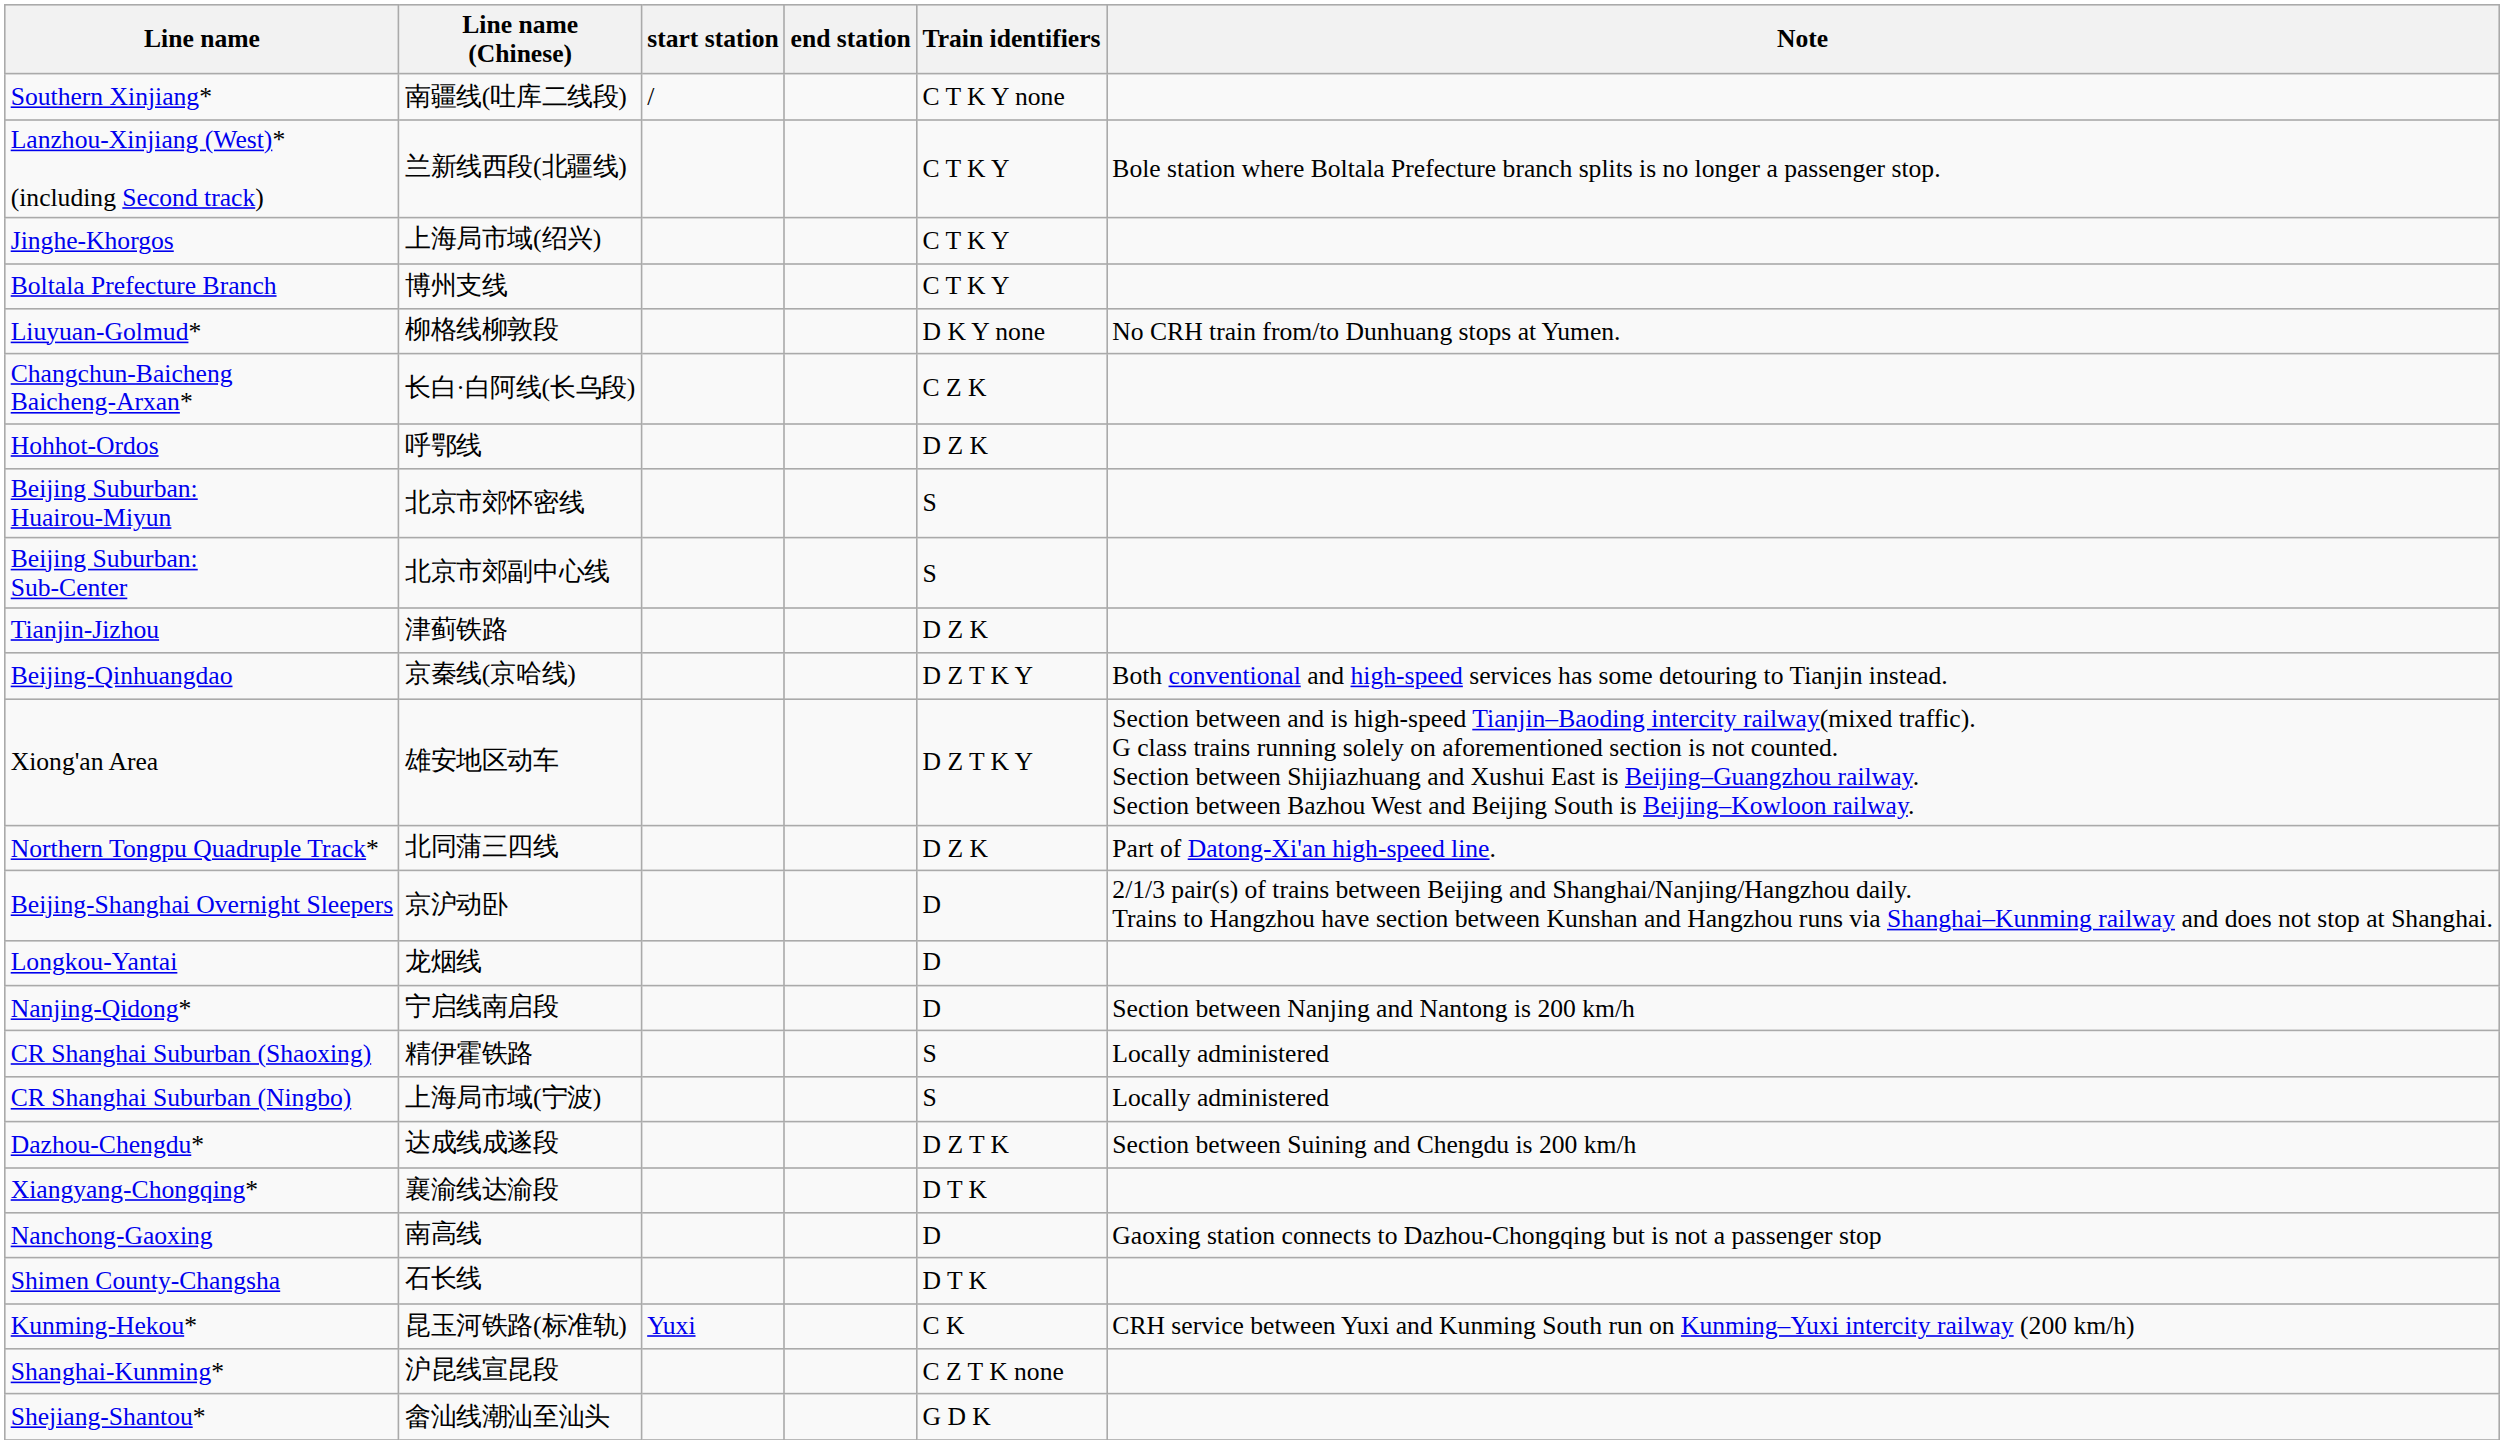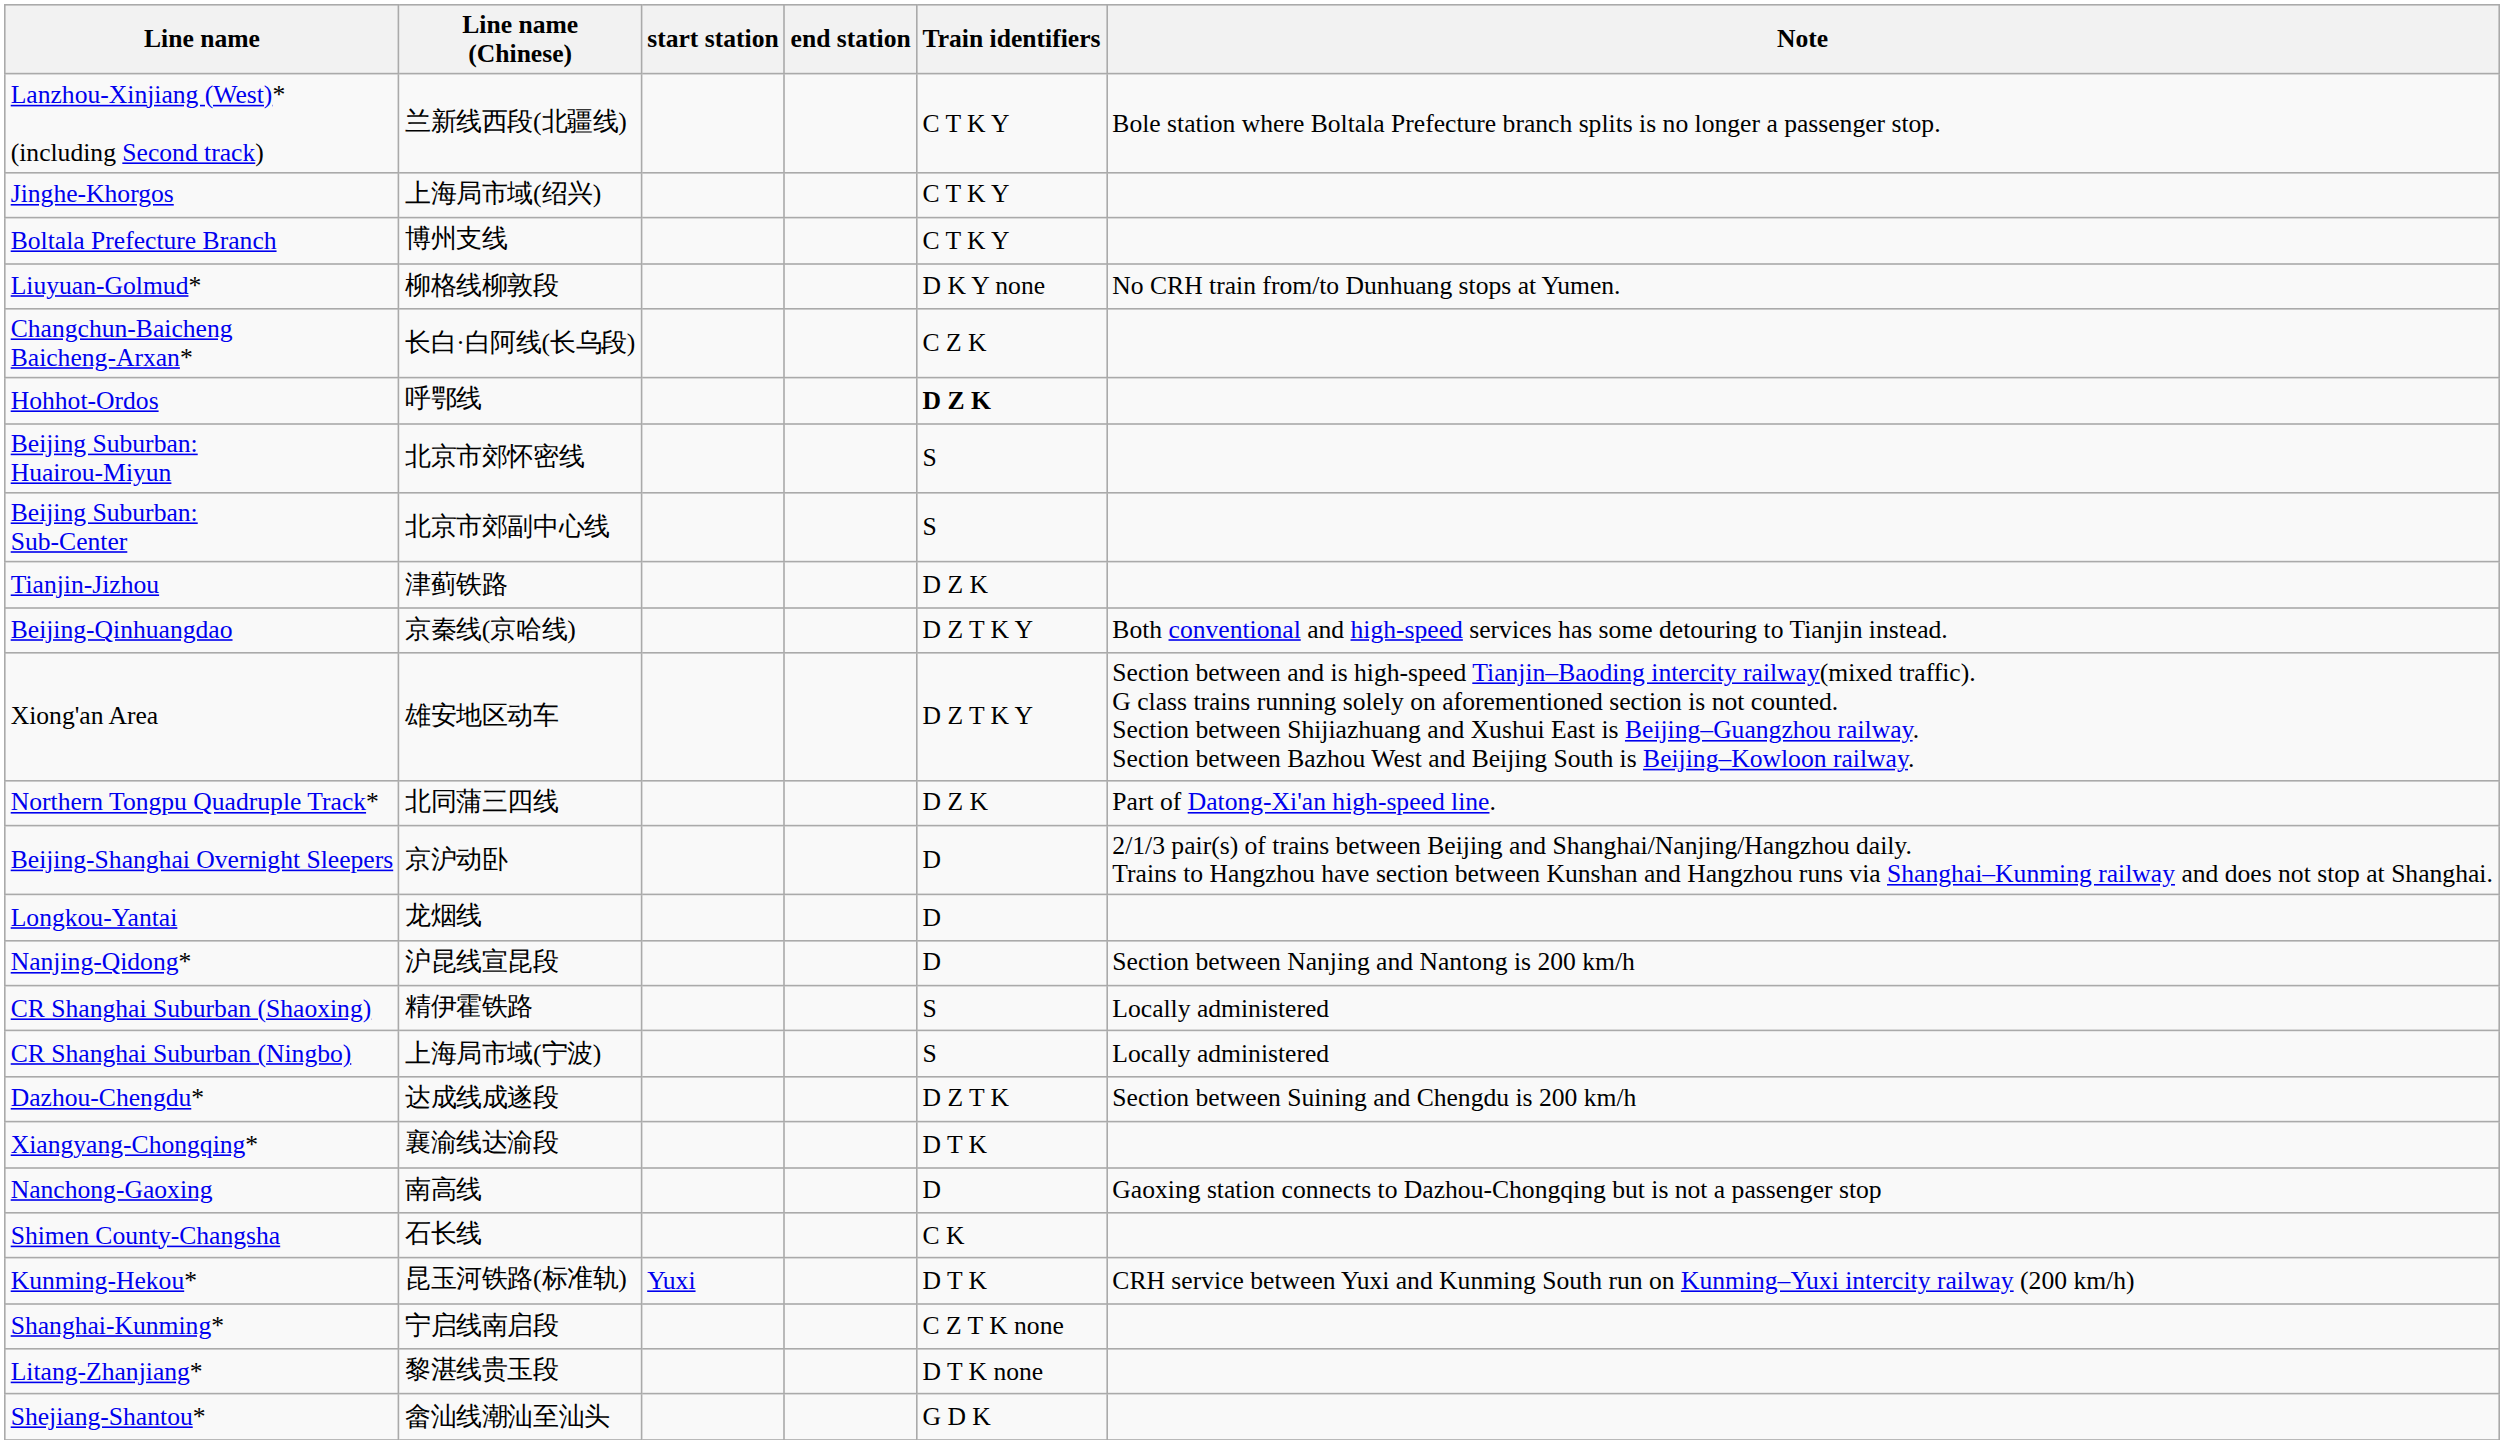- row: (111, 96)
(955, 445) normal -> (957, 400) bold
(482, 1007) 宁启线南启段 -> (482, 961) 沪昆线宣昆段
(955, 1280) D T K -> (944, 1234) C K
(944, 1325) C K -> (955, 1280) D T K
(482, 1370) 沪昆线宣昆段 -> (482, 1324) 宁启线南启段
+ row: (107, 1371)
